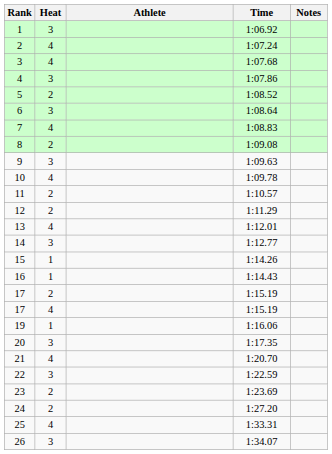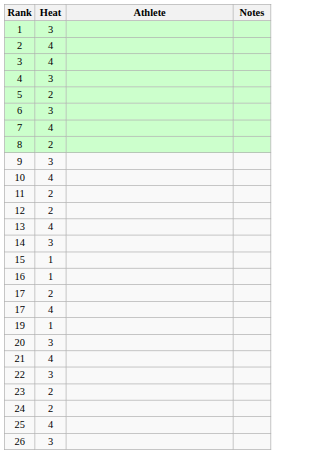- column: (262, 12)
